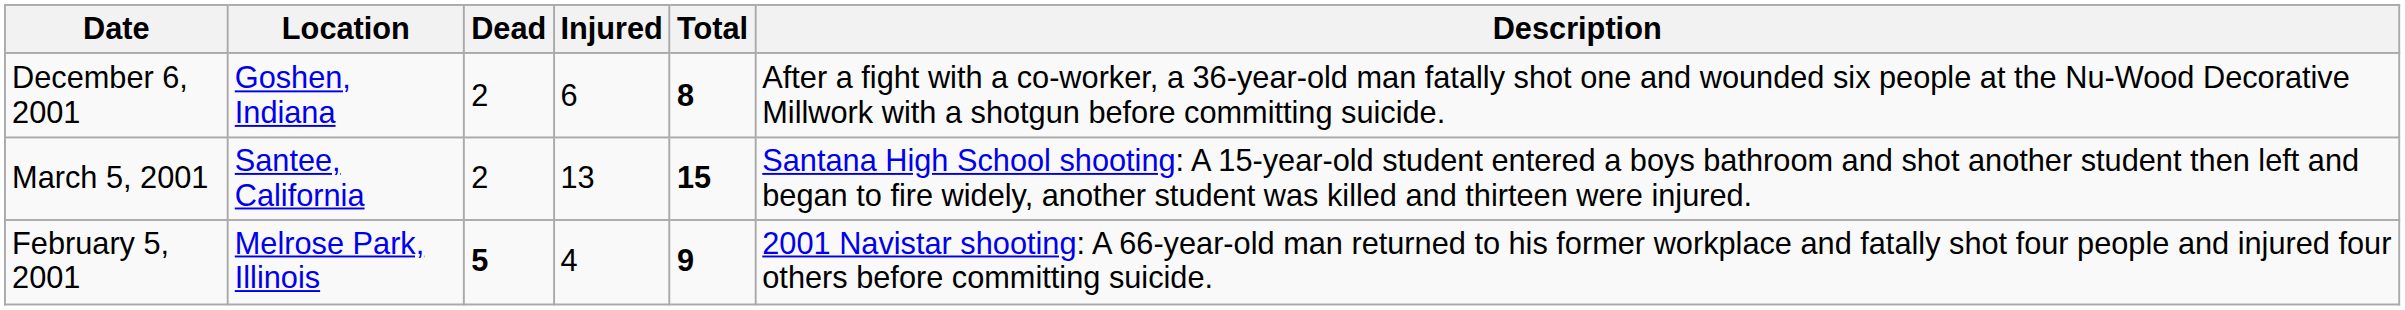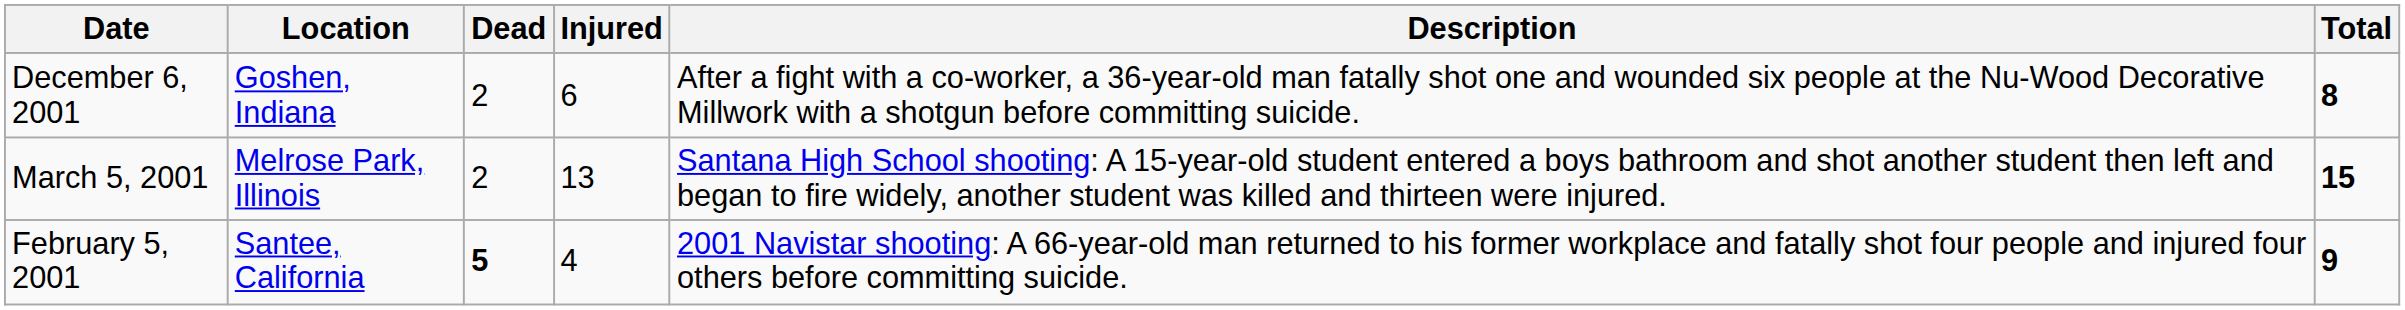columns swapped: (713, 28) <-> (1577, 28)
(300, 178) Santee, California -> (330, 178) Melrose Park, Illinois
(330, 261) Melrose Park, Illinois -> (300, 261) Santee, California
